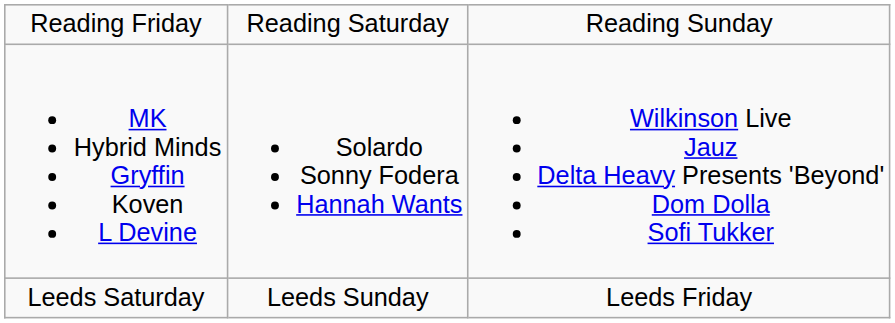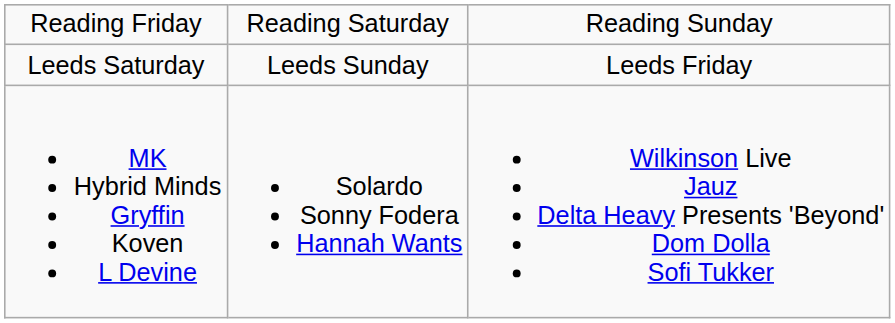rows swapped: (116, 297) <-> (116, 176)
